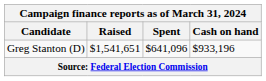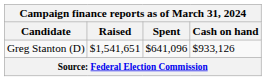(214, 48) $933,196 -> (214, 48) $933,126
